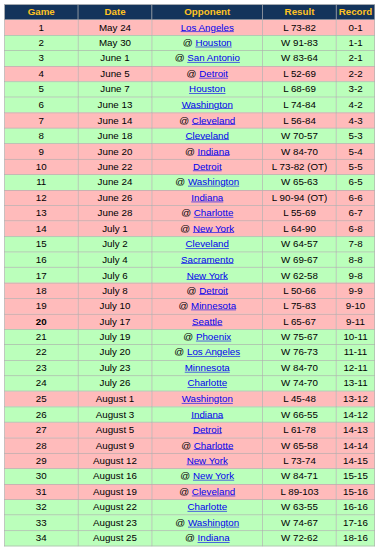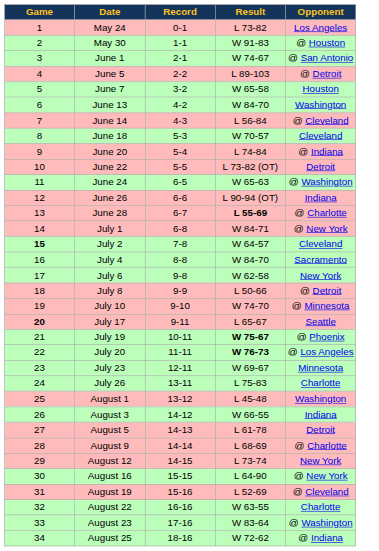columns swapped: (207, 12) <-> (356, 12)
(300, 58) W 83-64 -> (250, 58) W 74-67
(300, 74) L 52-69 -> (250, 74) L 89-103
(300, 89) L 68-69 -> (250, 89) W 65-58
(300, 105) L 74-84 -> (250, 105) W 84-70
(300, 151) W 84-70 -> (250, 151) L 74-84
(300, 213) normal -> (250, 213) bold
(300, 228) L 64-90 -> (250, 228) W 84-71
(41, 244) normal -> (39, 244) bold
(300, 259) W 69-67 -> (250, 259) W 84-70
(300, 306) L 75-83 -> (250, 306) W 74-70
(300, 337) normal -> (250, 337) bold
(300, 352) normal -> (250, 352) bold
(300, 368) W 84-70 -> (250, 368) W 69-67
(300, 383) W 74-70 -> (250, 383) L 75-83
(300, 445) W 65-58 -> (250, 445) L 68-69
(300, 476) W 84-71 -> (250, 476) L 64-90
(300, 492) L 89-103 -> (250, 492) L 52-69
(300, 523) W 74-67 -> (250, 523) W 83-64
